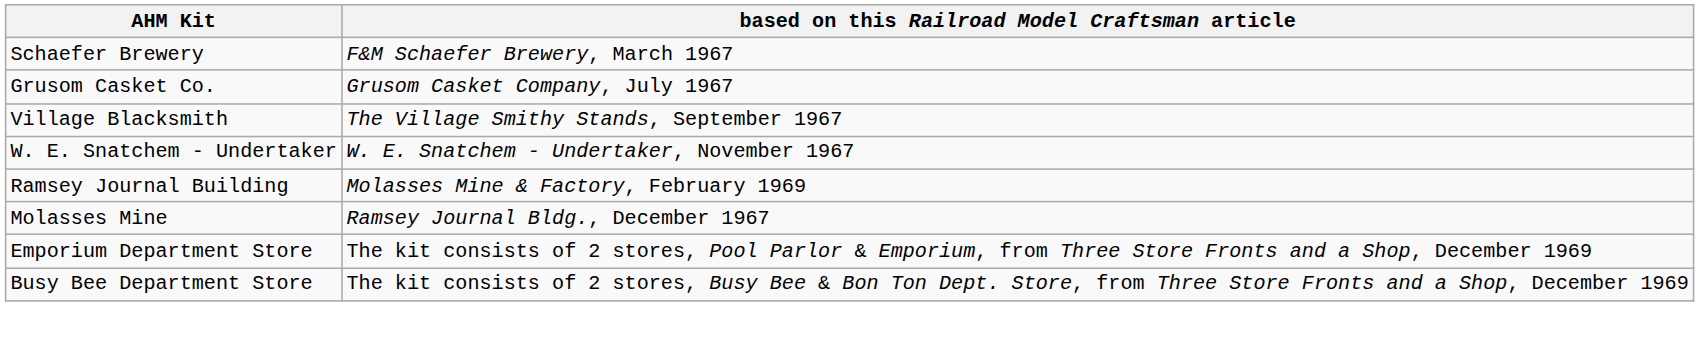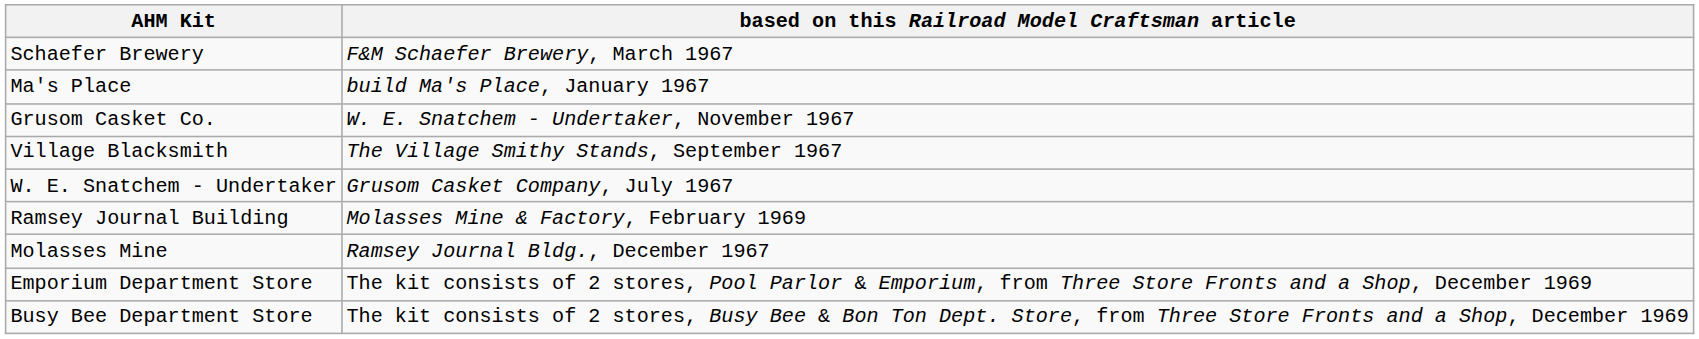+ row: (71, 87)
(540, 87) Grusom Casket Company, July 1967 -> (600, 120) W. E. Snatchem - Undertaker, November 1967
(600, 153) W. E. Snatchem - Undertaker, November 1967 -> (540, 185) Grusom Casket Company, July 1967
